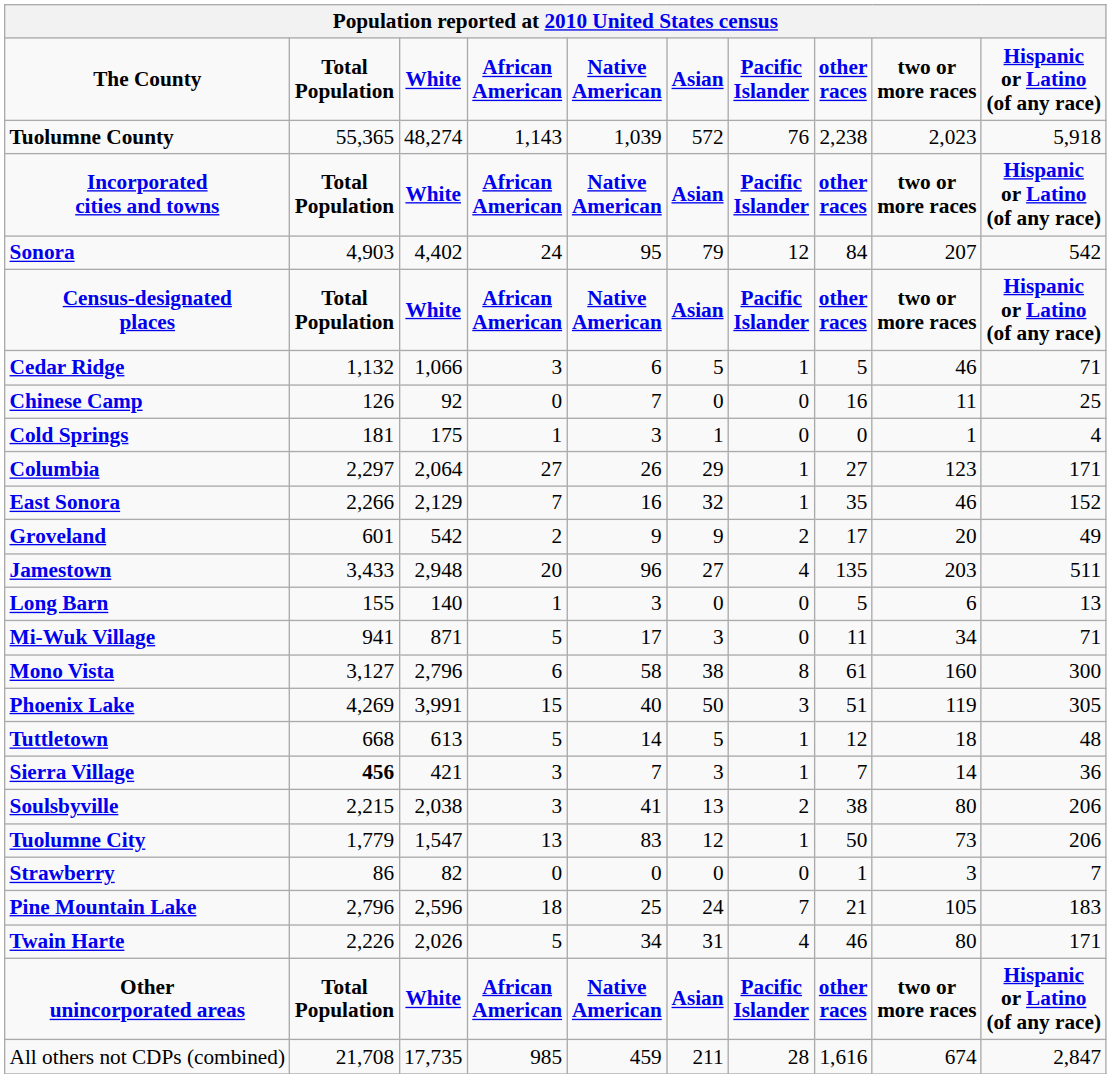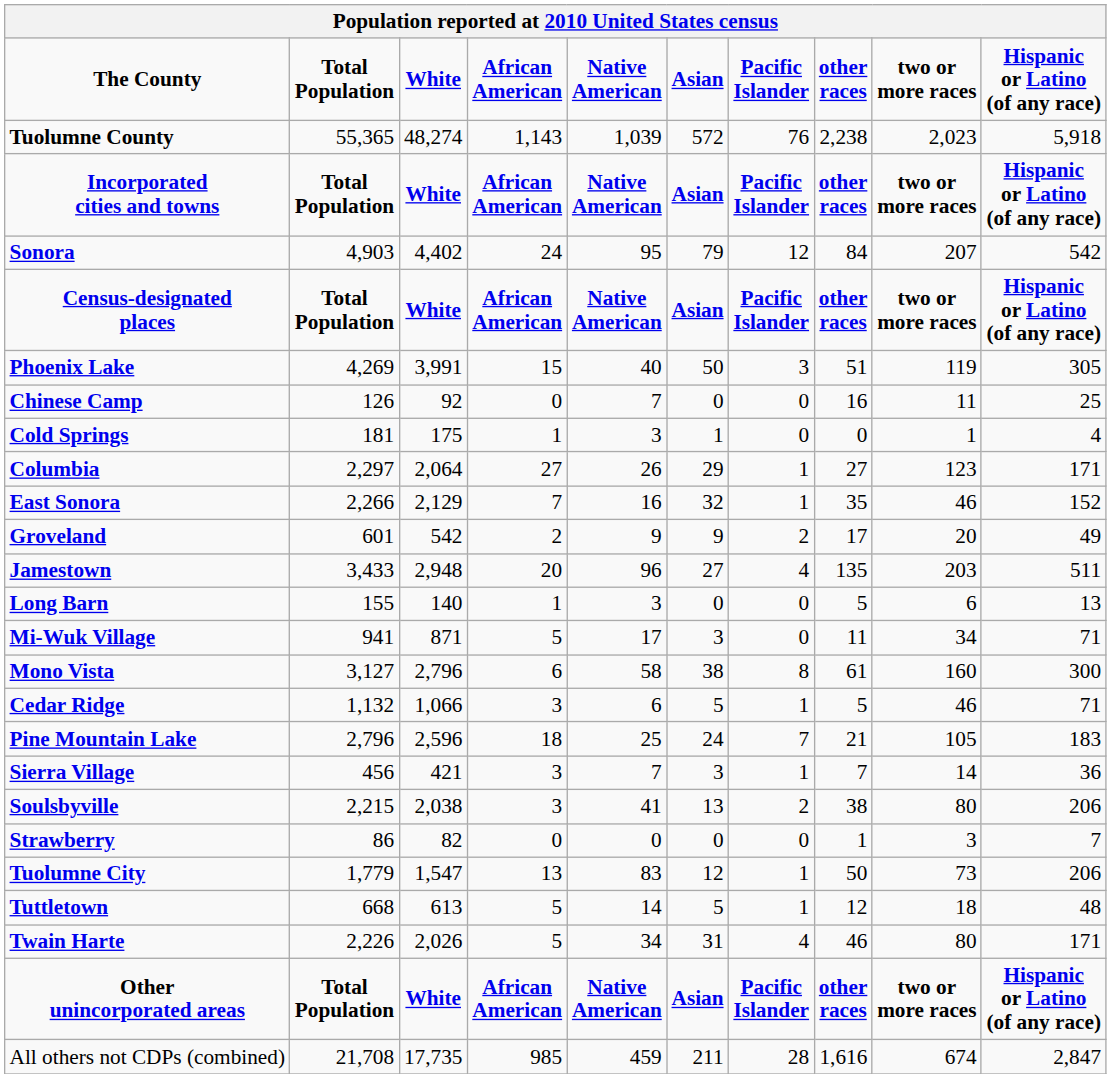rows swapped: (67, 367) <-> (72, 704)
rows swapped: (103, 907) <-> (59, 738)
(378, 772) bold -> (378, 772) normal
rows swapped: (62, 873) <-> (77, 839)
